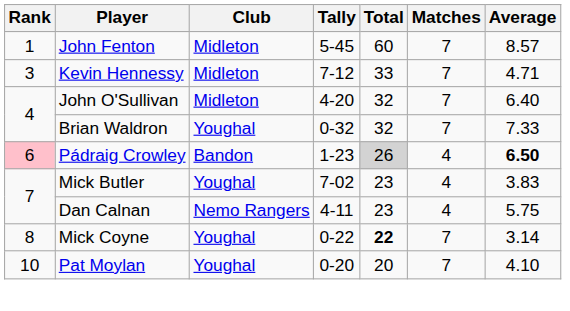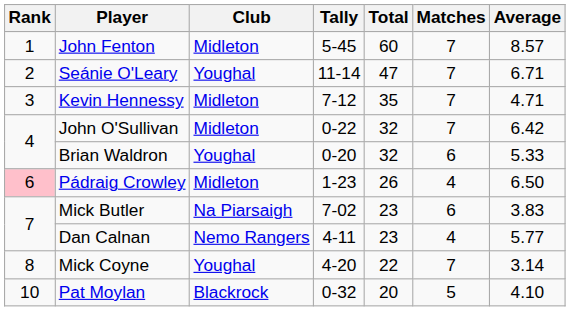+ row: (118, 73)
(384, 73) 33 -> (389, 100) 35
(337, 100) 4-20 -> (339, 127) 0-22
(523, 100) 6.40 -> (527, 127) 6.42
(337, 127) 0-32 -> (339, 155) 0-20
(446, 127) 7 -> (451, 155) 6
(523, 127) 7.33 -> (527, 155) 5.33
(223, 155) Bandon -> (226, 182) Midleton
(384, 155) lightgrey background -> (389, 182) no background
(523, 155) bold -> (527, 182) normal
(224, 182) Youghal -> (243, 210) Na Piarsaigh
(446, 182) 4 -> (451, 210) 6
(523, 210) 5.75 -> (527, 237) 5.77
(337, 237) 0-22 -> (339, 264) 4-20
(384, 237) bold -> (389, 264) normal
(224, 264) Youghal -> (231, 292) Blackrock
(337, 264) 0-20 -> (339, 292) 0-32
(446, 264) 7 -> (451, 292) 5
